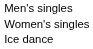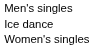rows swapped: (47, 24) <-> (29, 39)
